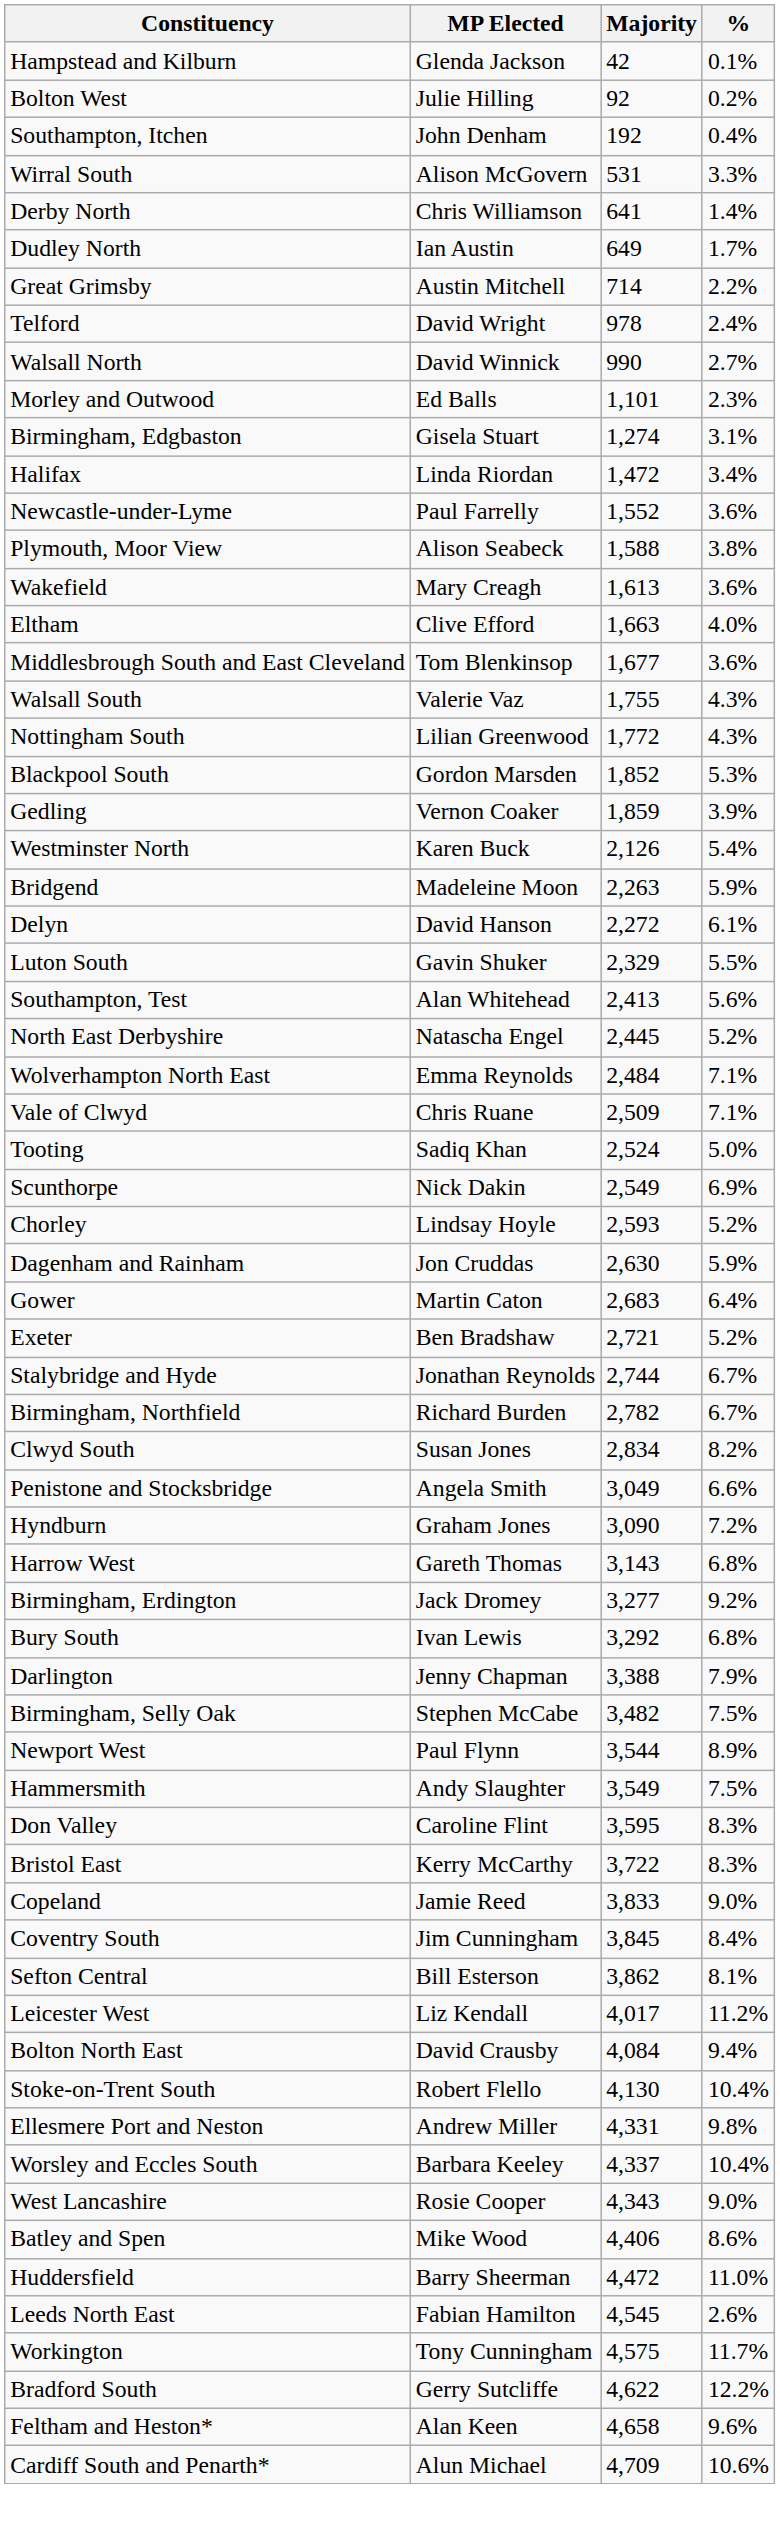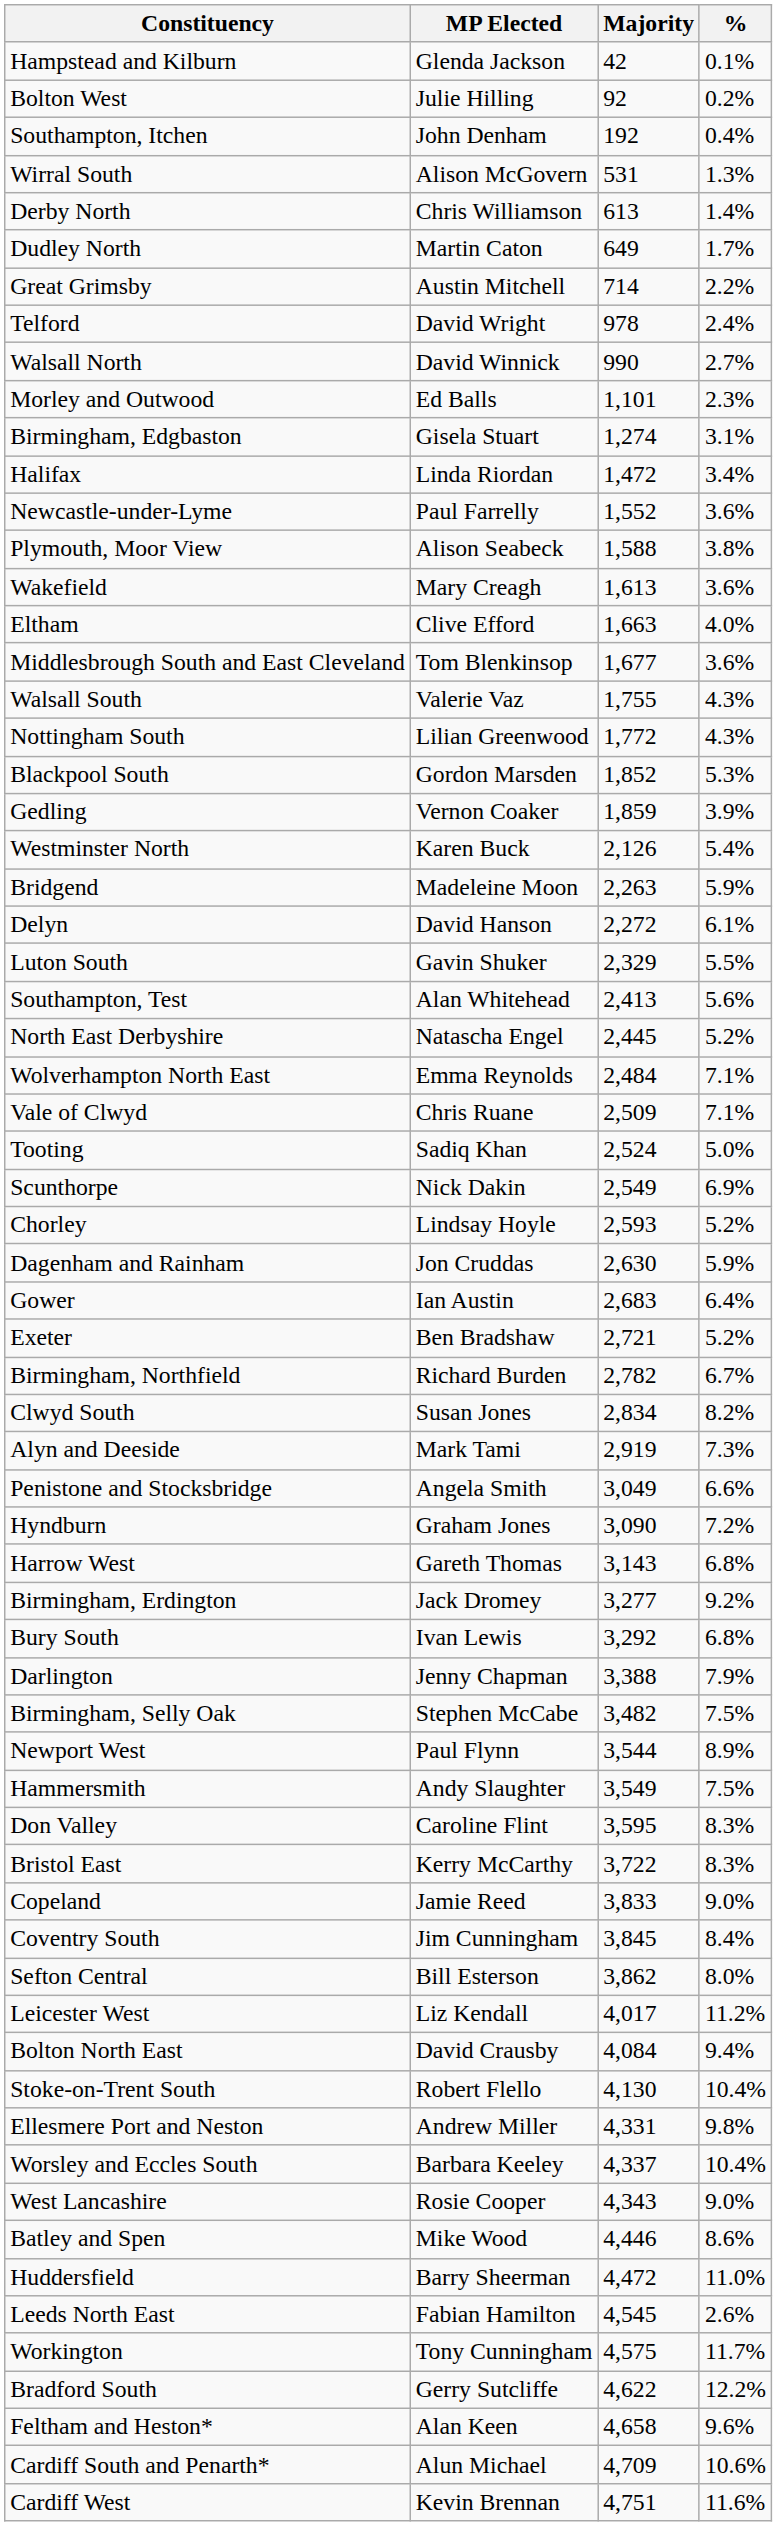(733, 173) 3.3% -> (730, 173) 1.3%
(624, 211) 641 -> (621, 211) 613
(465, 248) Ian Austin -> (479, 248) Martin Caton
(479, 1300) Martin Caton -> (465, 1300) Ian Austin
- row: (113, 1375)
+ row: (95, 1450)
(733, 1976) 8.1% -> (730, 1976) 8.0%
(633, 2239) 4,406 -> (630, 2239) 4,446
+ row: (70, 2501)
